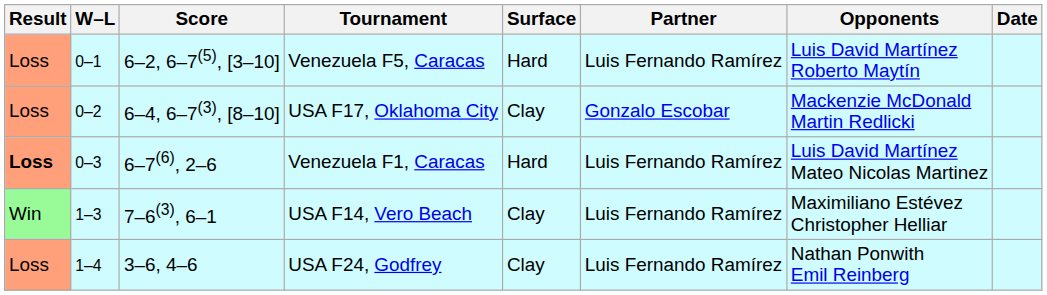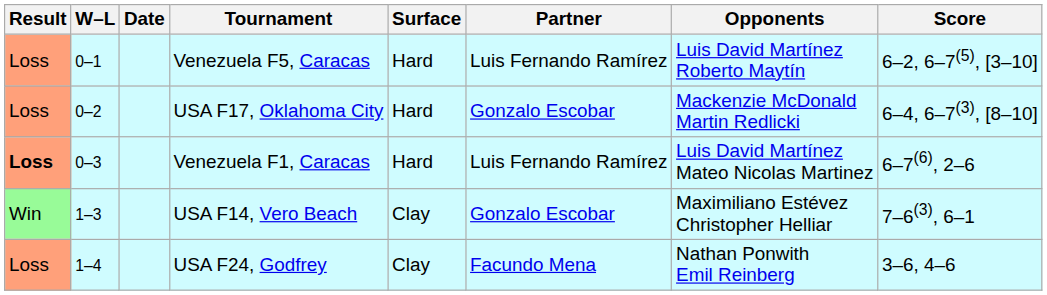columns swapped: (1017, 19) <-> (202, 19)
(526, 111) Clay -> (413, 111) Hard
(683, 213) Luis Fernando Ramírez -> (542, 213) Gonzalo Escobar
(683, 264) Luis Fernando Ramírez -> (533, 264) Facundo Mena
